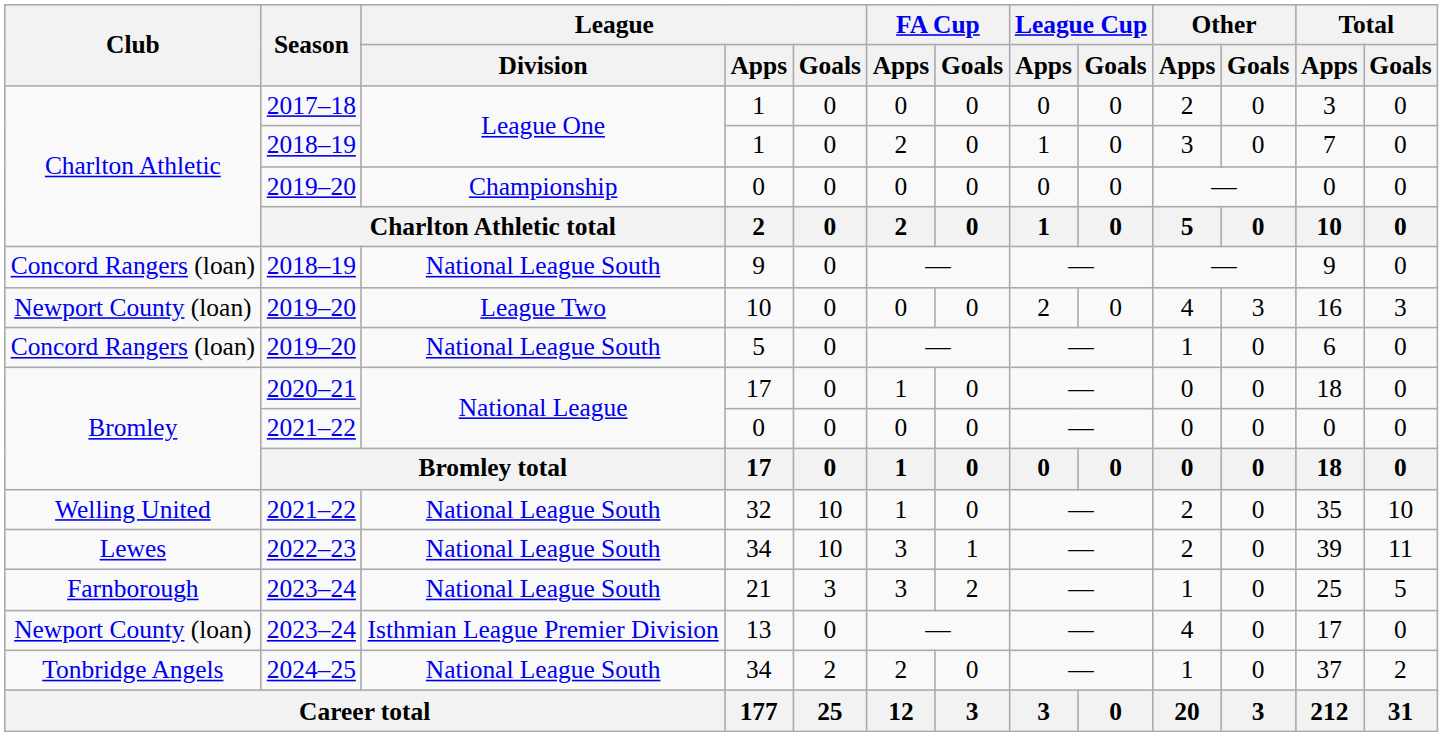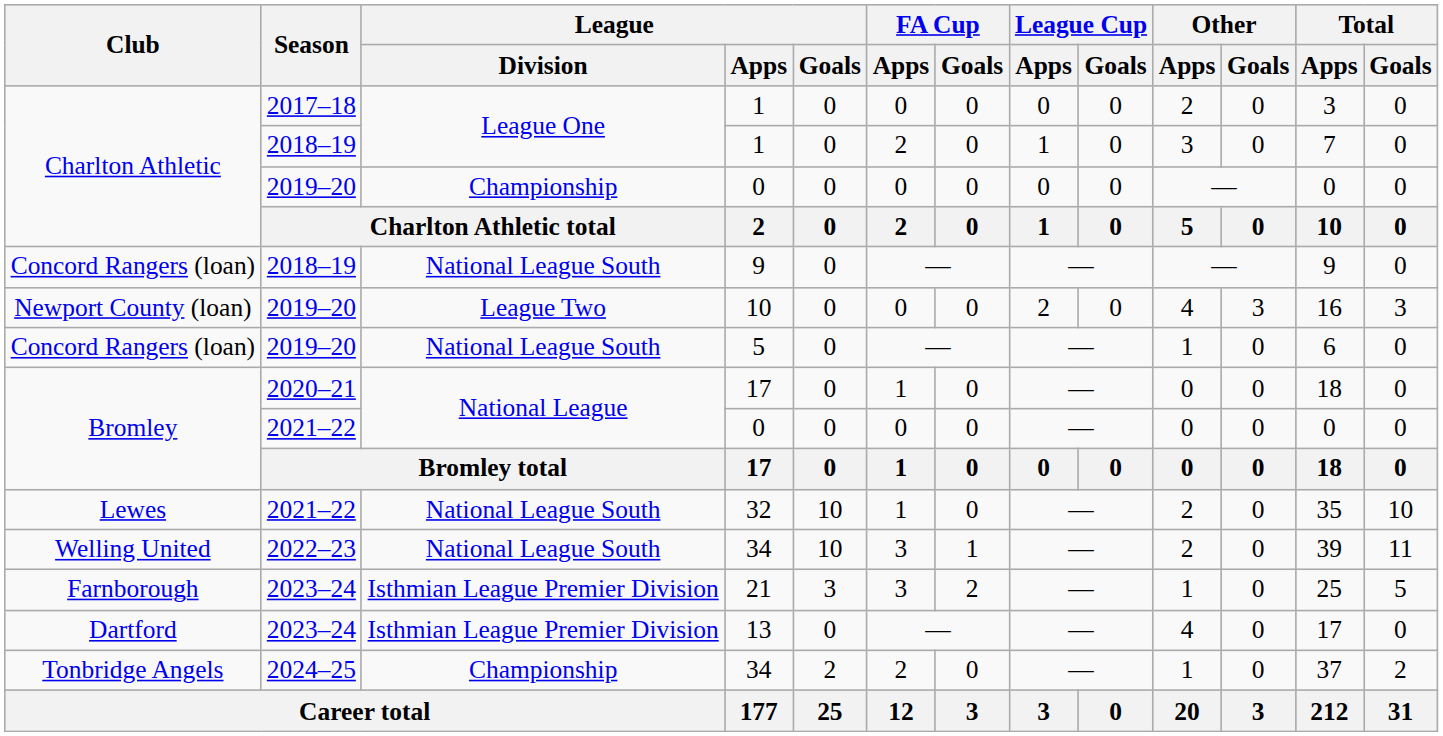(133, 508) Welling United -> (133, 508) Lewes
(133, 549) Lewes -> (133, 549) Welling United
(543, 589) National League South -> (543, 589) Isthmian League Premier Division
(133, 629) Newport County (loan) -> (133, 629) Dartford
(543, 670) National League South -> (543, 670) Championship
